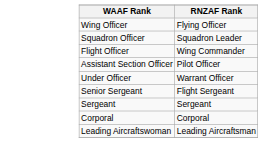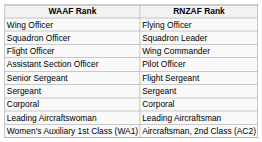- row: (106, 78)
+ row: (72, 131)
